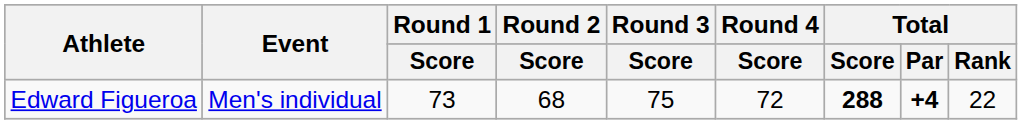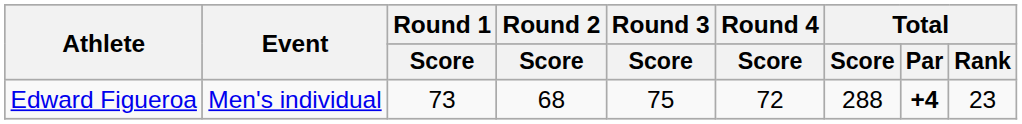(862, 100) bold -> (862, 100) normal
(983, 100) 22 -> (983, 100) 23
